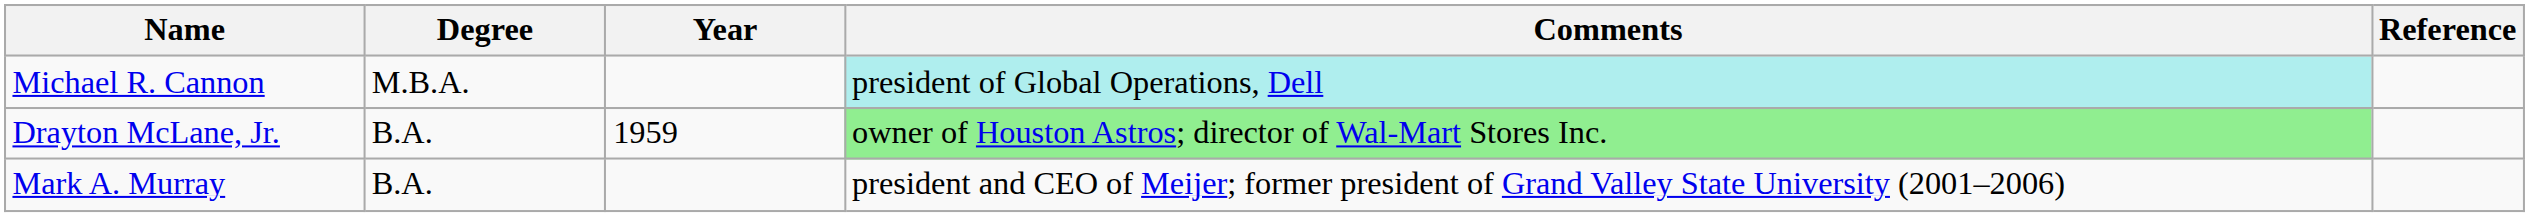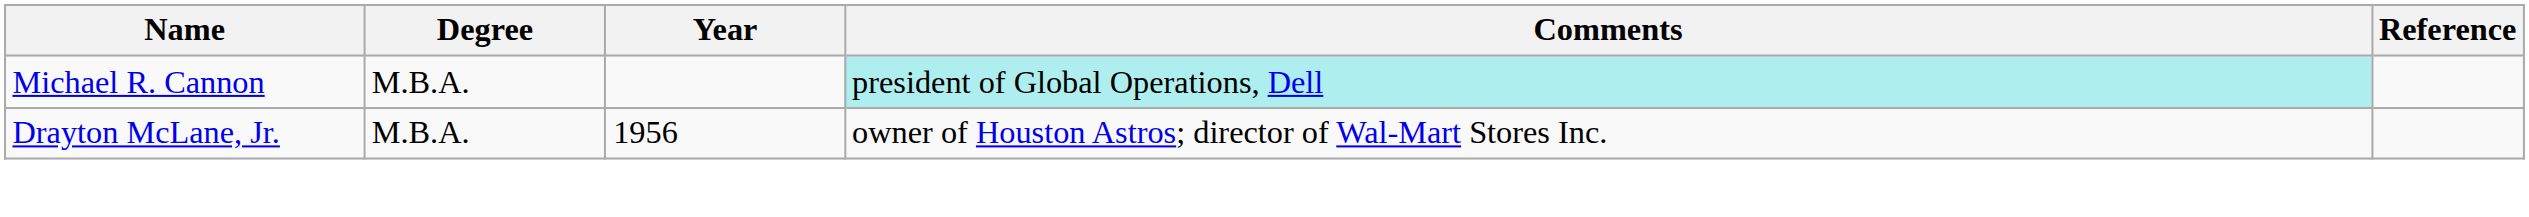(402, 132) B.A. -> (421, 132) M.B.A.
(645, 132) 1959 -> (645, 132) 1956
(1230, 132) lightgreen background -> (1230, 132) no background
- row: (119, 183)
